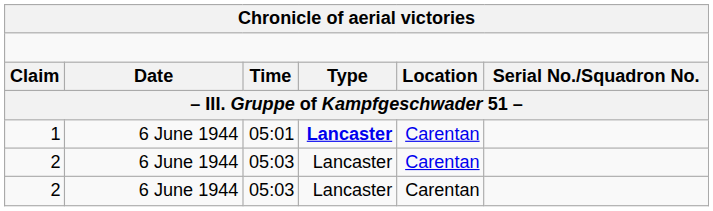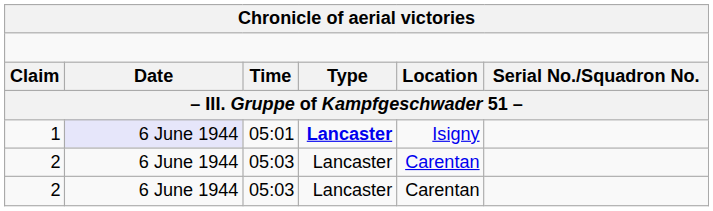(189, 133) no background -> (189, 133) lavender background
(442, 133) Carentan -> (456, 133) Isigny
